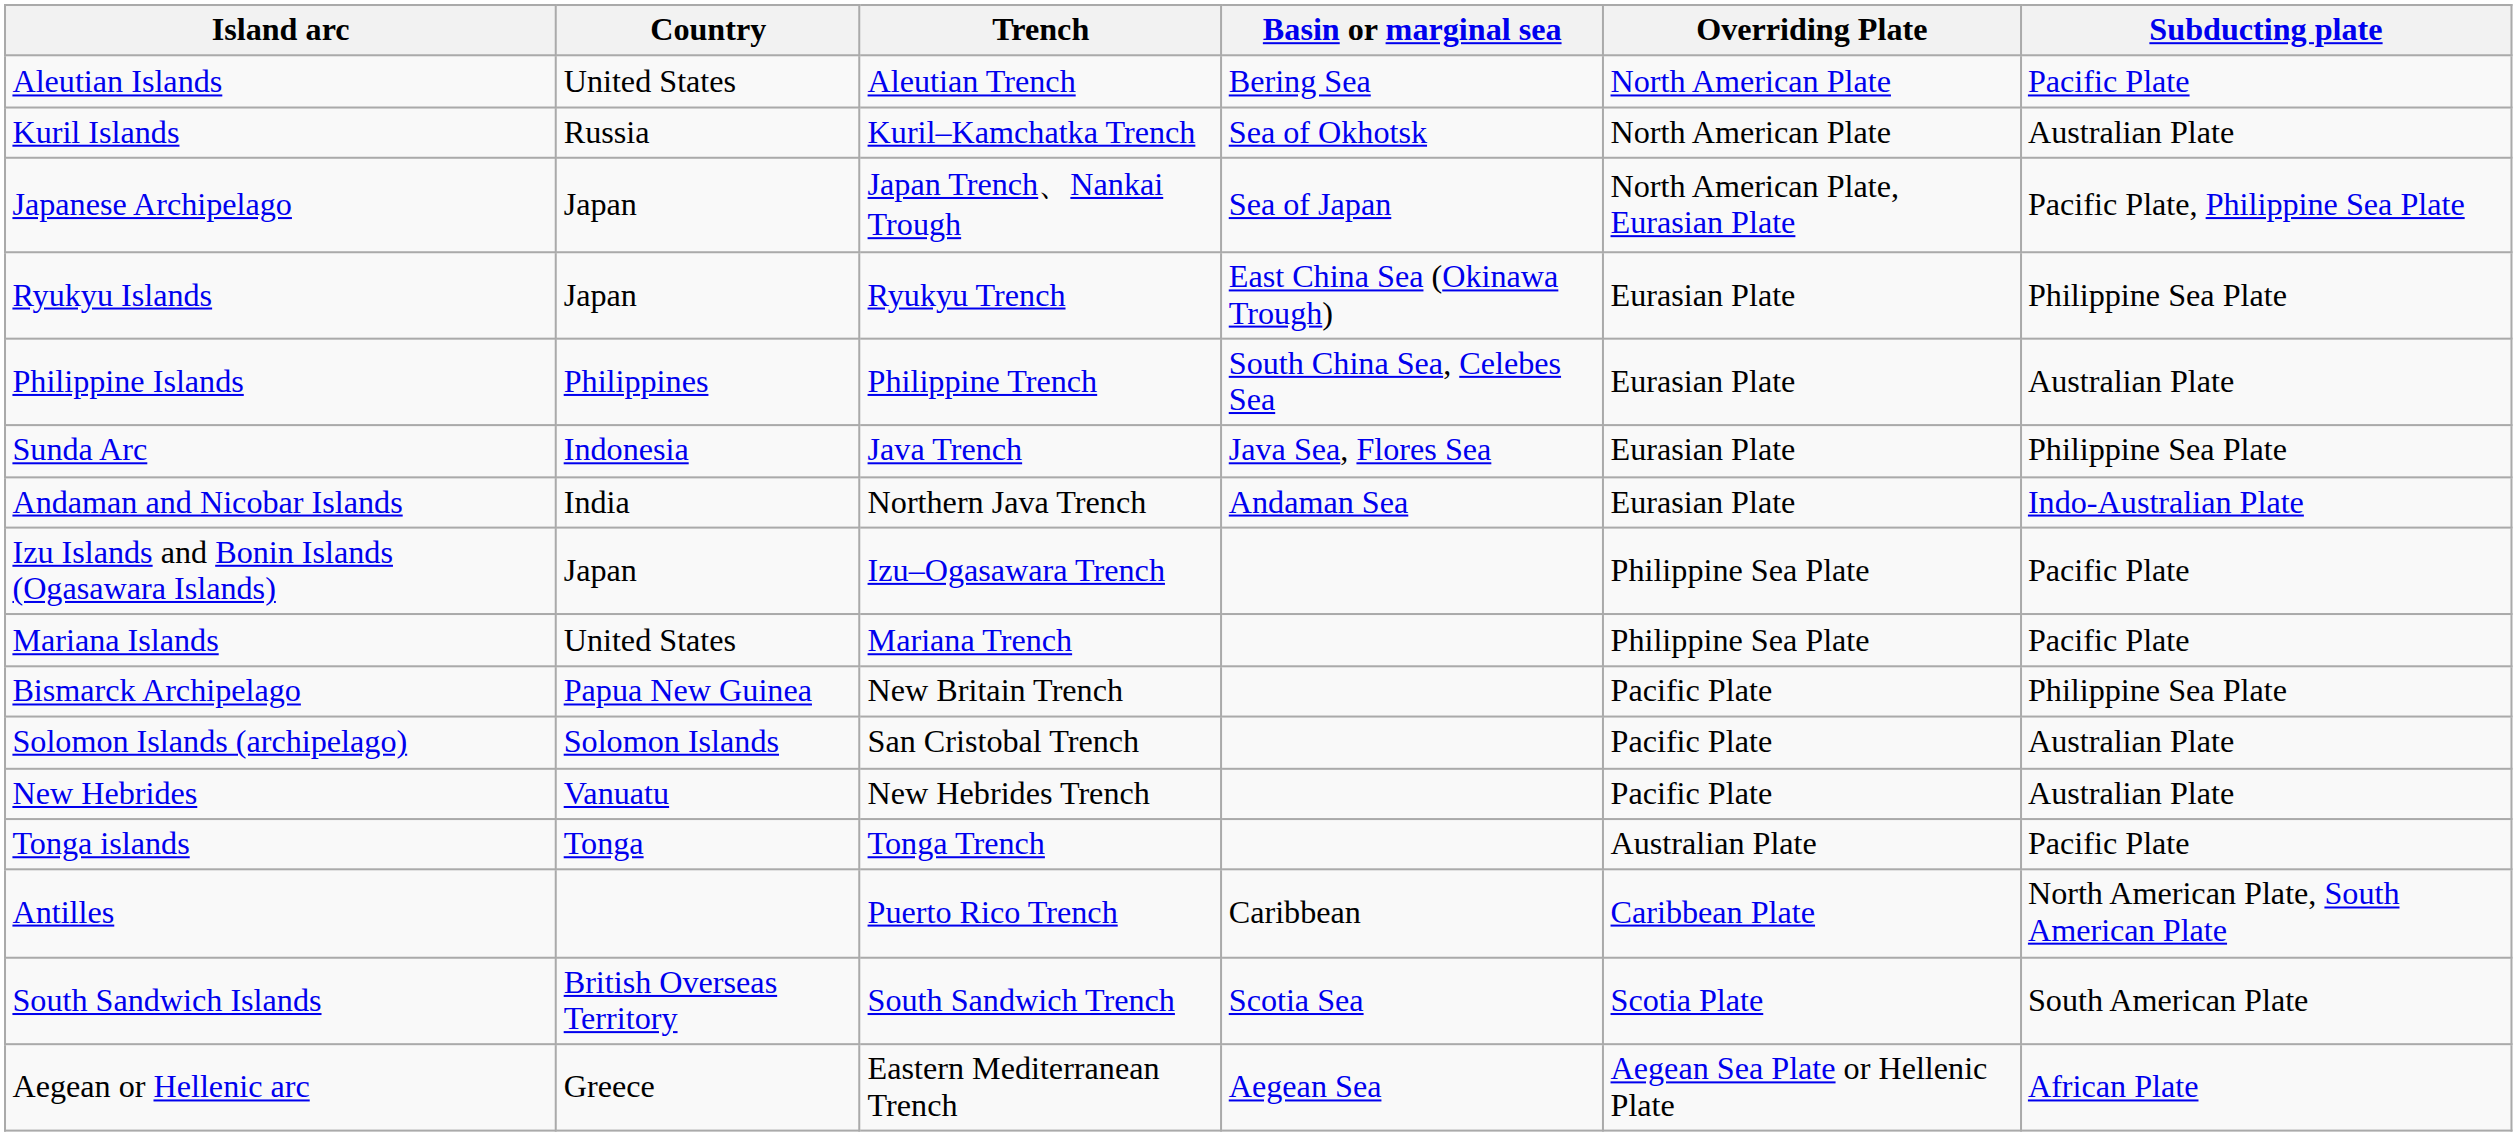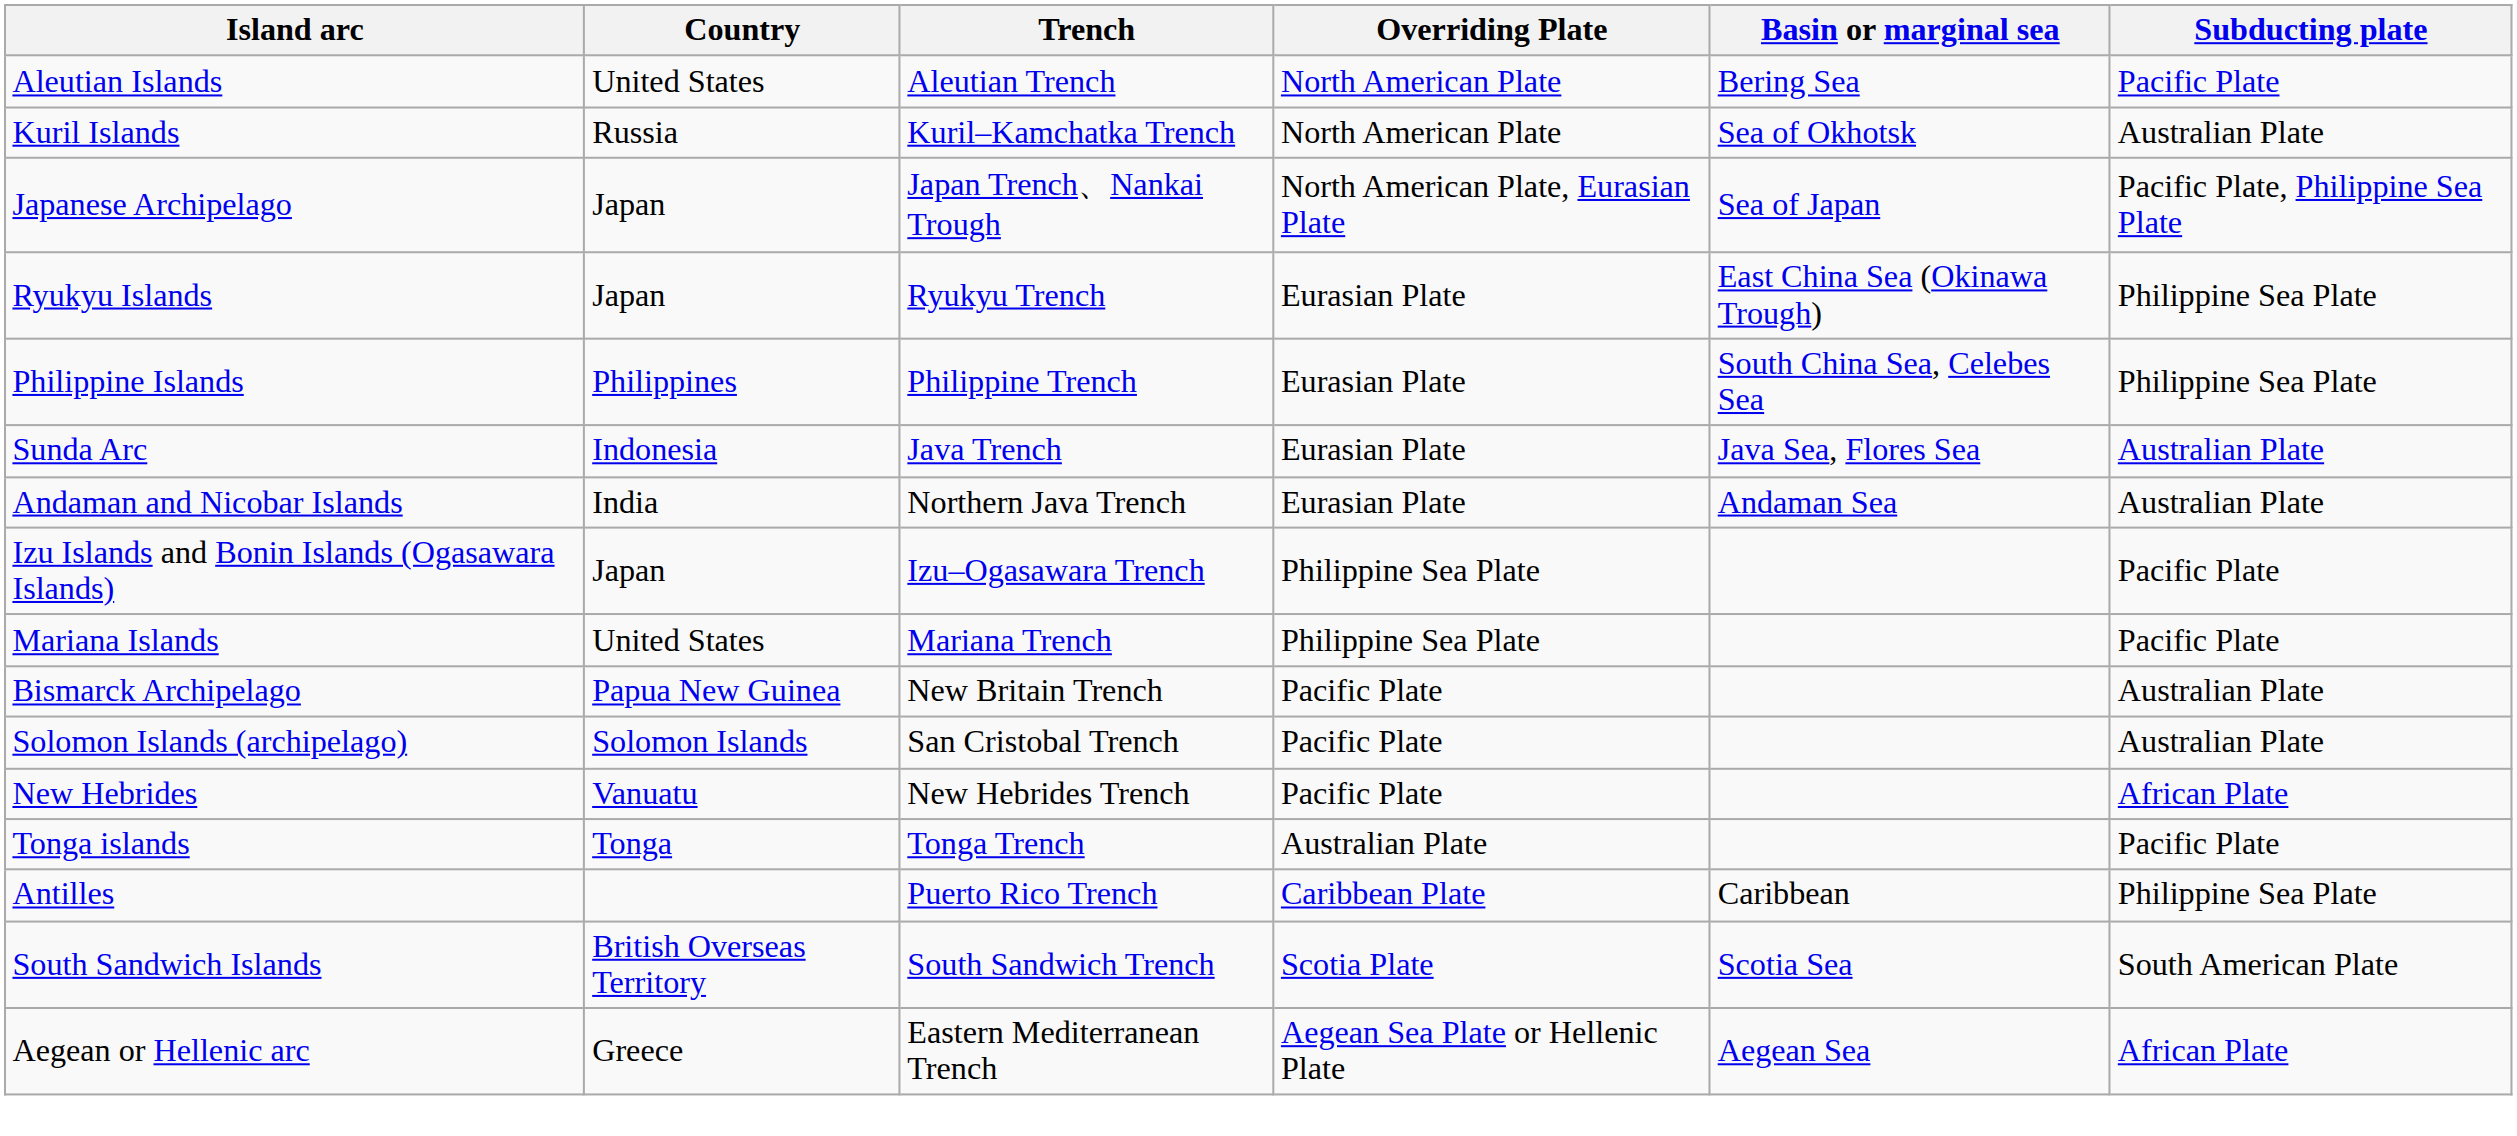columns swapped: (1412, 30) <-> (1812, 30)
(2131, 381) Australian Plate -> (2247, 381) Philippine Sea Plate
(2157, 450) Philippine Sea Plate -> (2221, 450) Australian Plate
(2166, 501) Indo-Australian Plate -> (2221, 501) Australian Plate
(2157, 690) Philippine Sea Plate -> (2221, 690) Australian Plate
(2131, 792) Australian Plate -> (2203, 792) African Plate
(2214, 912) North American Plate, South American Plate -> (2247, 894) Philippine Sea Plate
